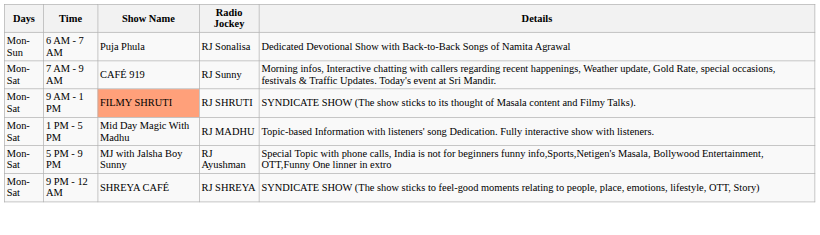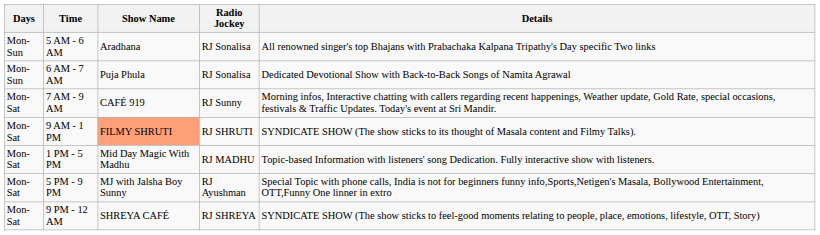+ row: (65, 46)
